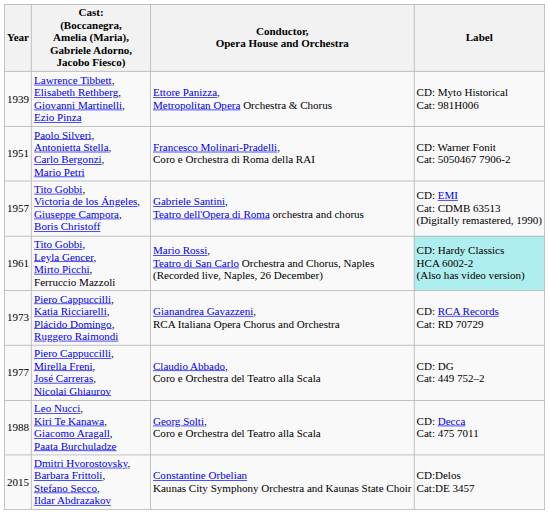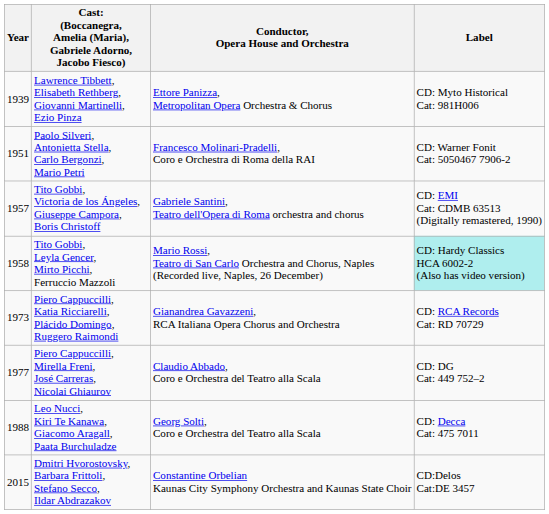(18, 263) 1961 -> (18, 263) 1958
